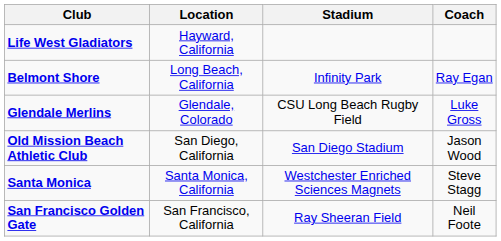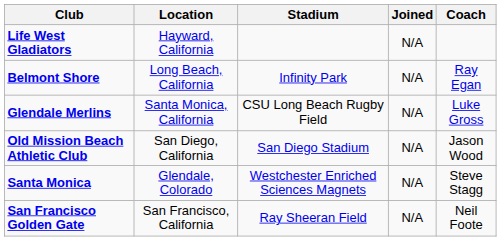+ column: (412, 14)
(206, 112) Glendale, Colorado -> (186, 112) Santa Monica, California
(206, 183) Santa Monica, California -> (186, 183) Glendale, Colorado
